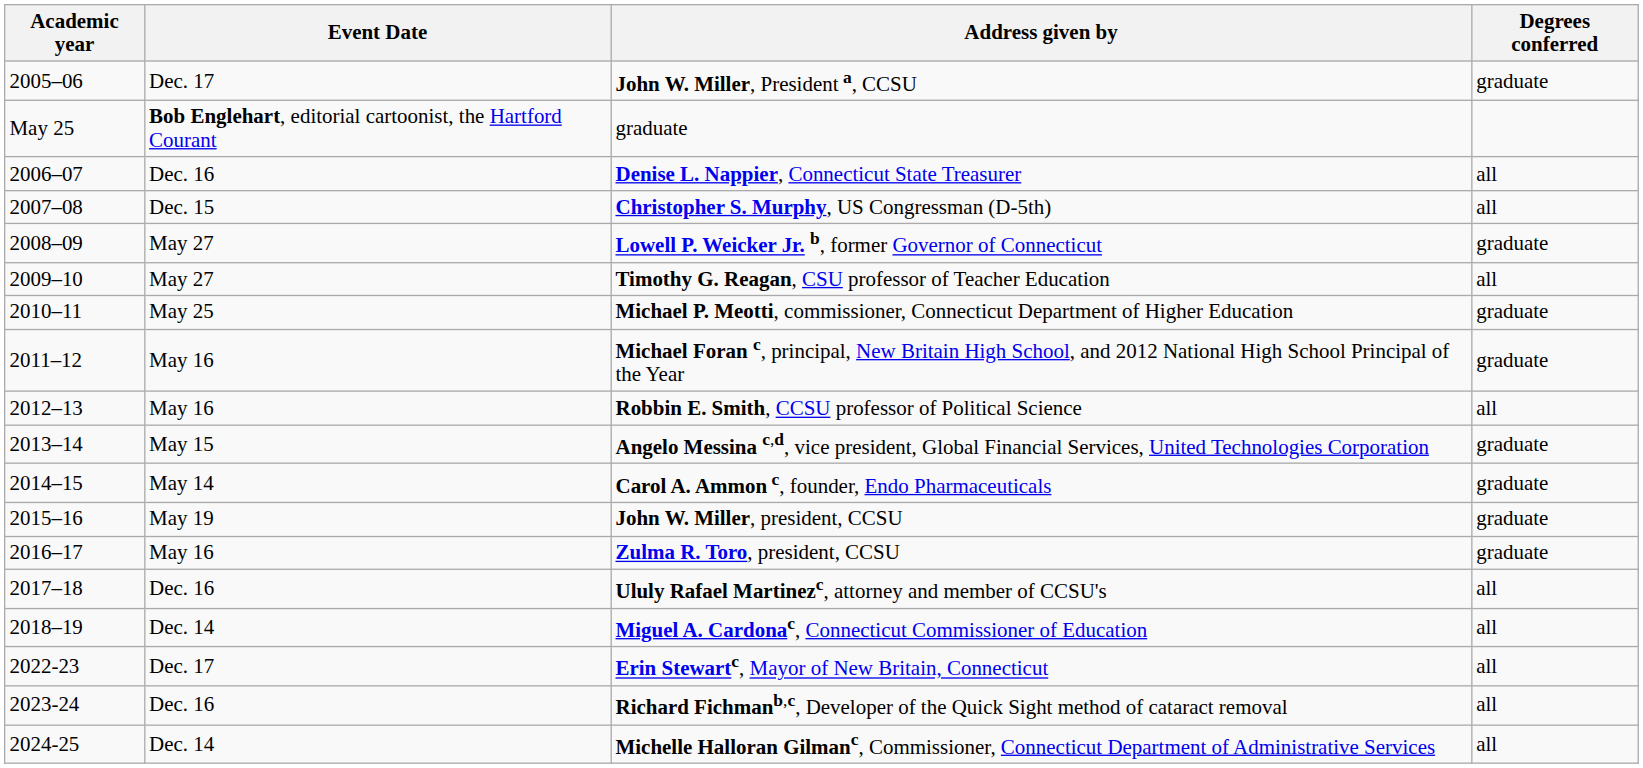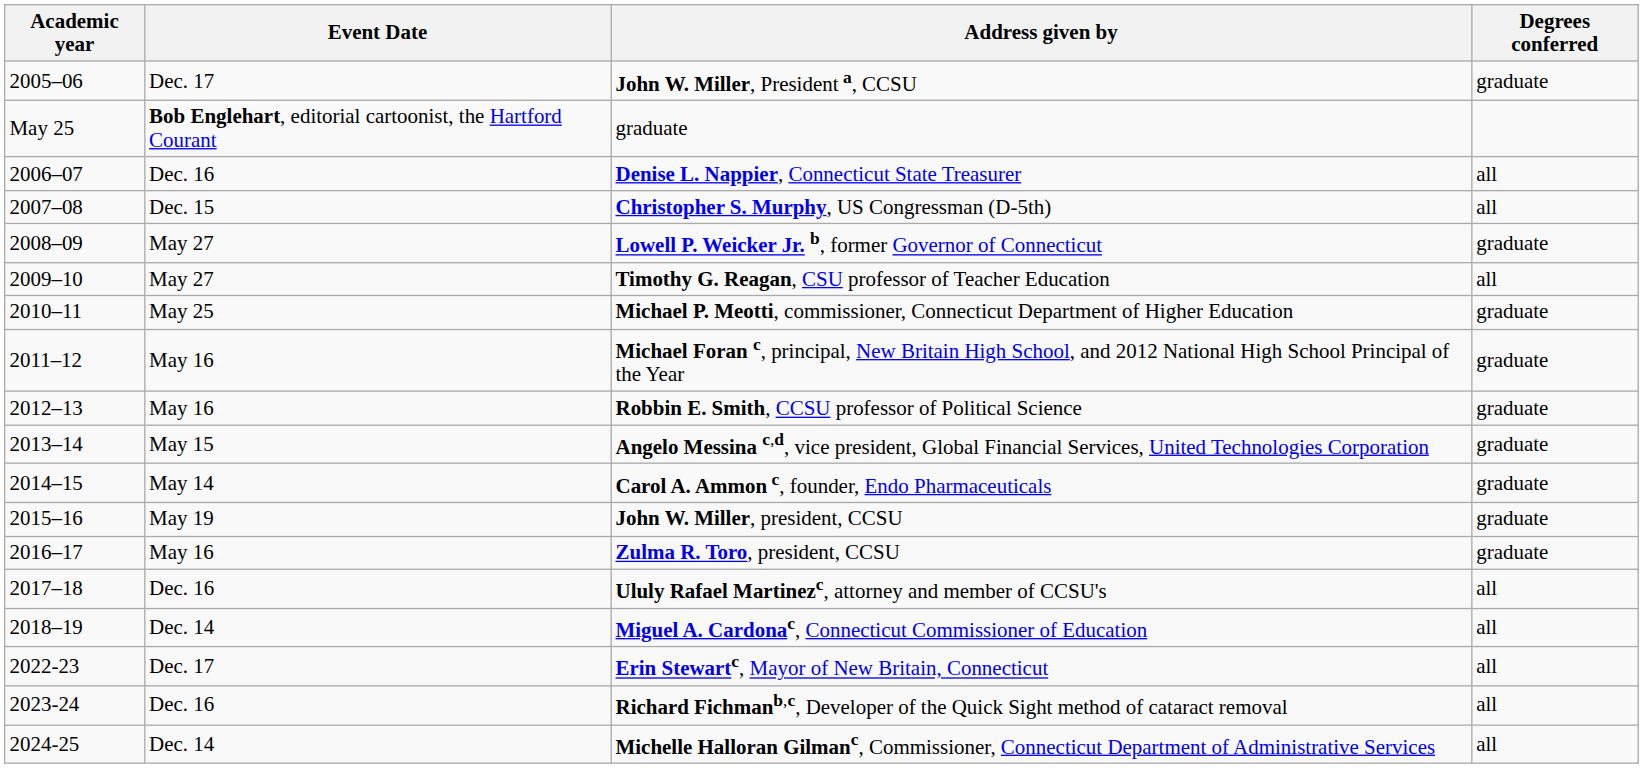(1487, 408) all -> (1512, 408) graduate
